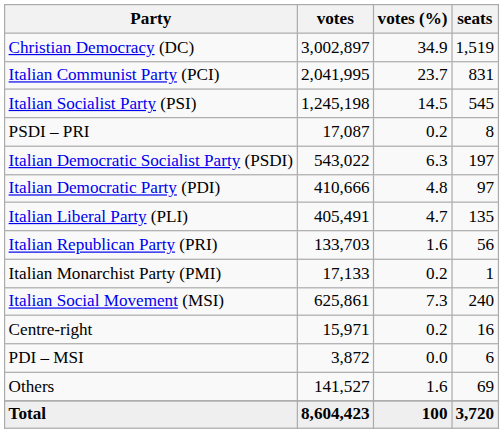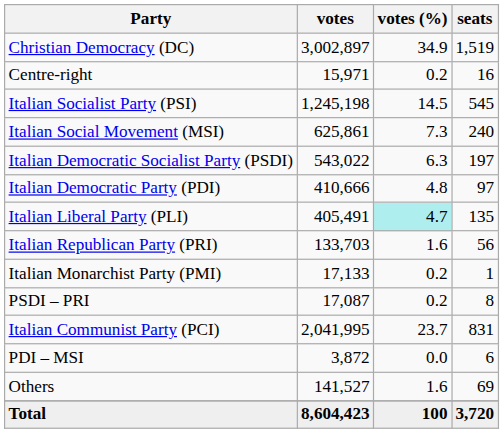rows swapped: (114, 75) <-> (50, 329)
rows swapped: (116, 301) <-> (49, 132)
(437, 216) no background -> (437, 216) paleturquoise background
